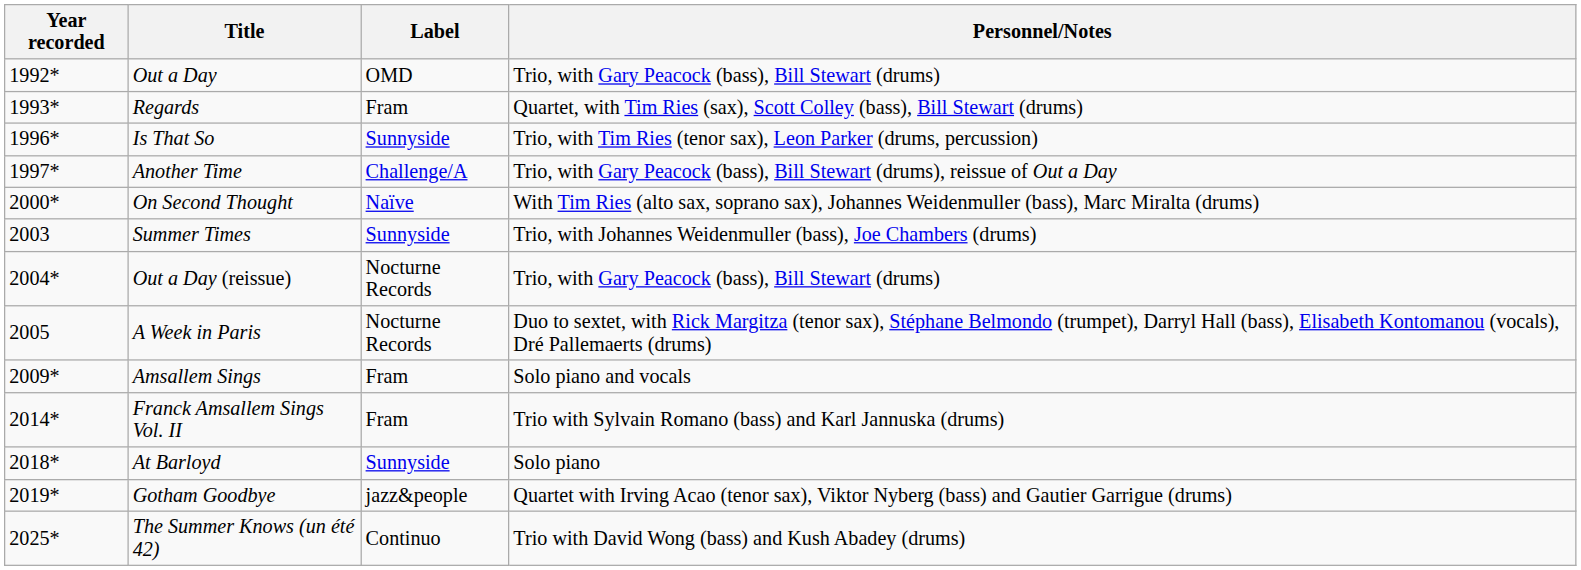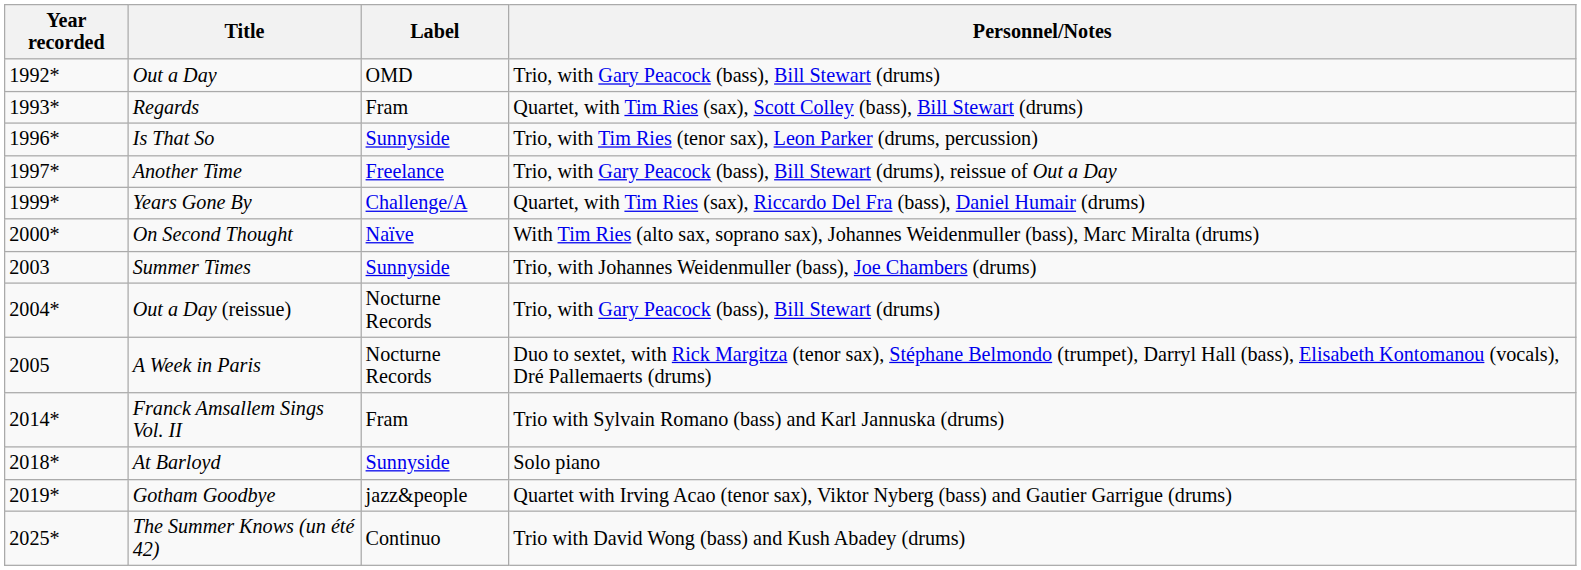(417, 171) Challenge/A -> (405, 171) Freelance
+ row: (192, 203)
- row: (197, 376)
